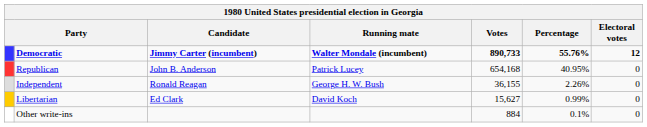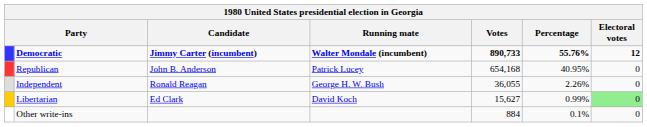(507, 84) 36,155 -> (507, 84) 36,055
(638, 99) no background -> (638, 99) lightgreen background
